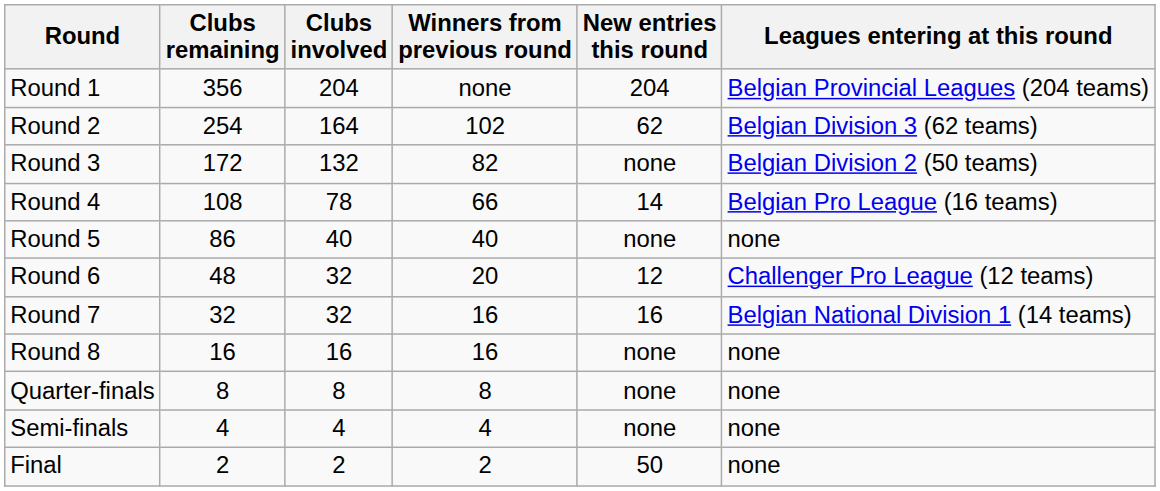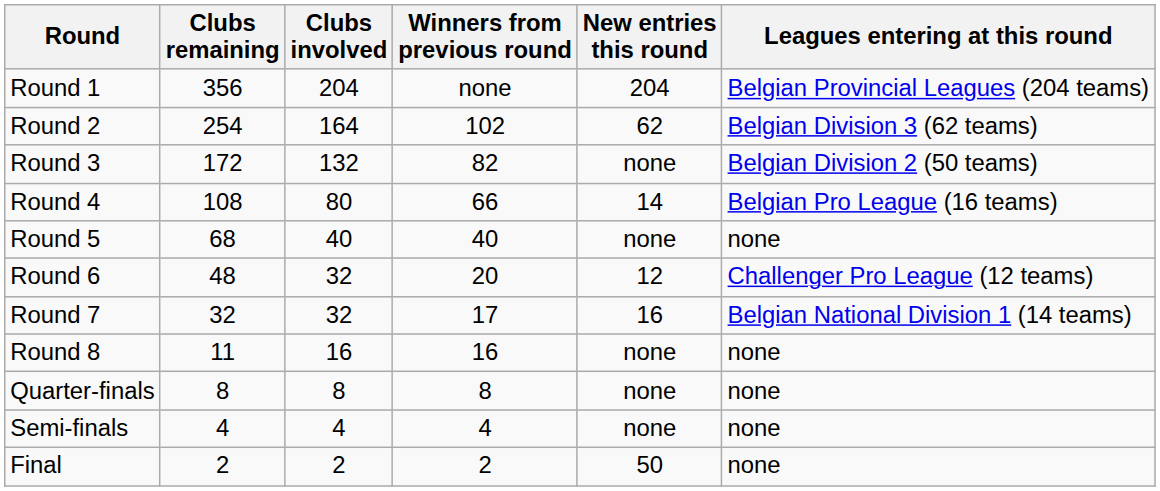(339, 201) 78 -> (339, 201) 80
(223, 239) 86 -> (223, 239) 68
(485, 314) 16 -> (485, 314) 17
(223, 352) 16 -> (223, 352) 11
